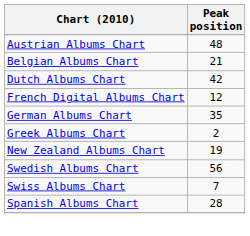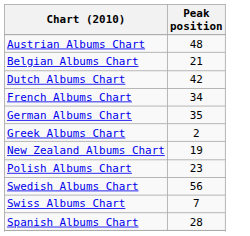- row: (96, 97)
+ row: (69, 97)
+ row: (69, 168)
